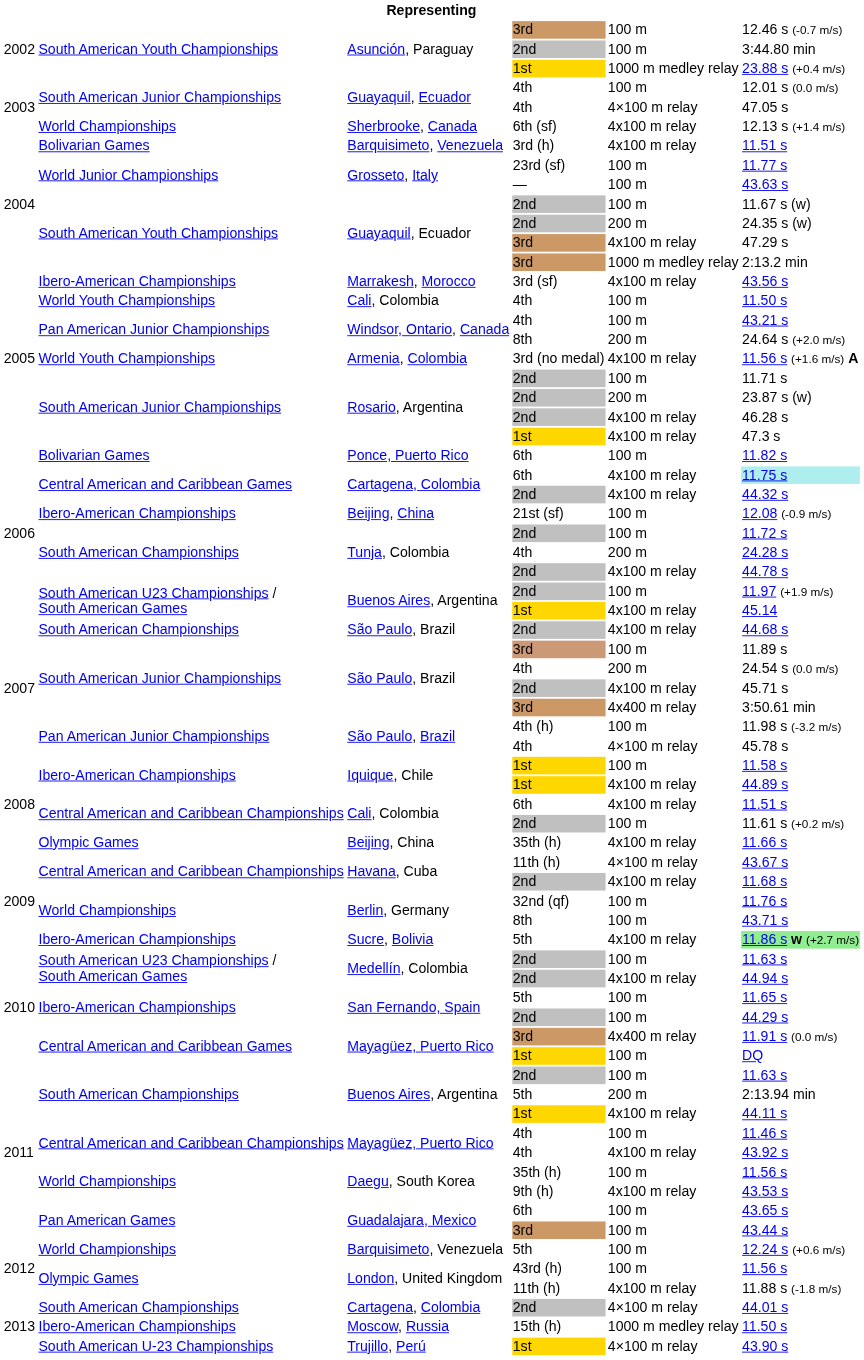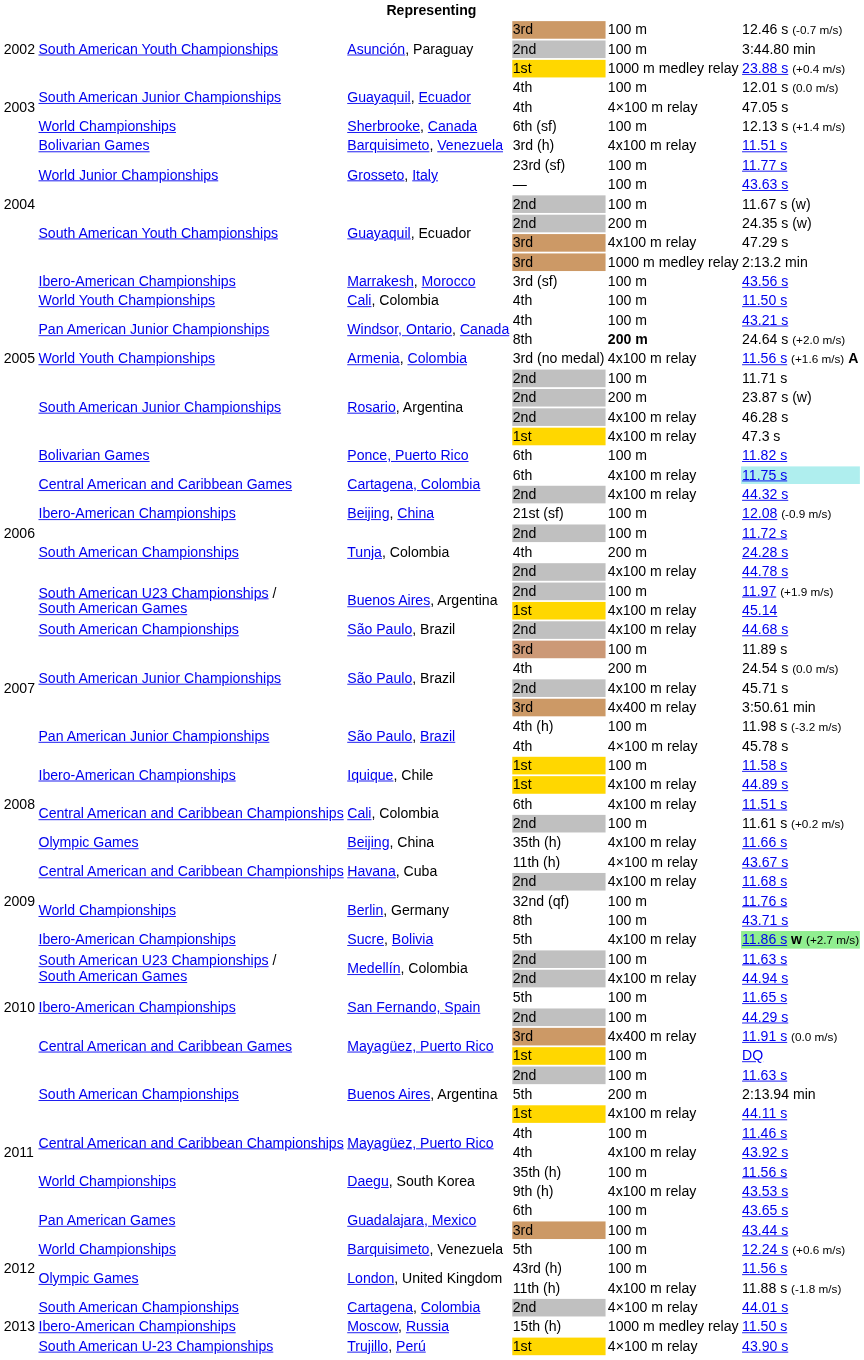(652, 126) 4x100 m relay -> (627, 126) 100 m
(652, 281) 4x100 m relay -> (627, 281) 100 m
(627, 339) normal -> (628, 339) bold
